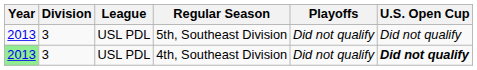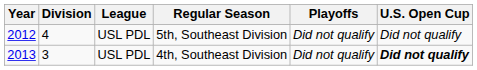(22, 34) 2013 -> (22, 34) 2012
(45, 34) 3 -> (45, 34) 4
(22, 55) lightgreen background -> (22, 55) no background
